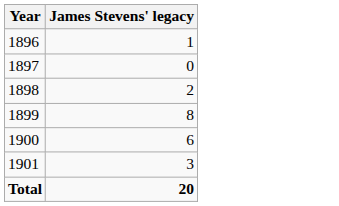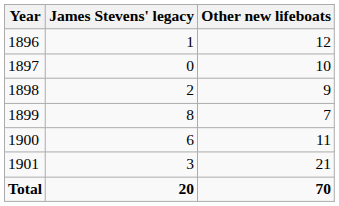+ column: (266, 16)
